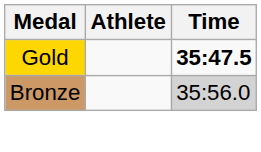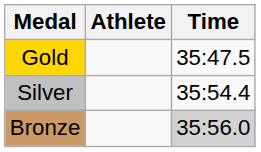(214, 57) bold -> (213, 57) normal
+ row: (45, 92)
